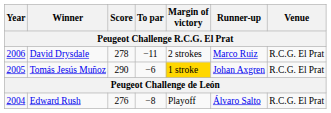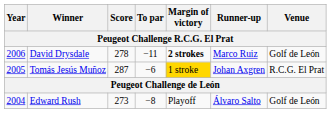(185, 54) normal -> (186, 54) bold
(297, 54) R.C.G. El Prat -> (294, 54) Golf de León
(121, 70) 290 -> (121, 70) 287
(121, 101) 276 -> (121, 101) 273
(297, 101) R.C.G. El Prat -> (294, 101) Golf de León
